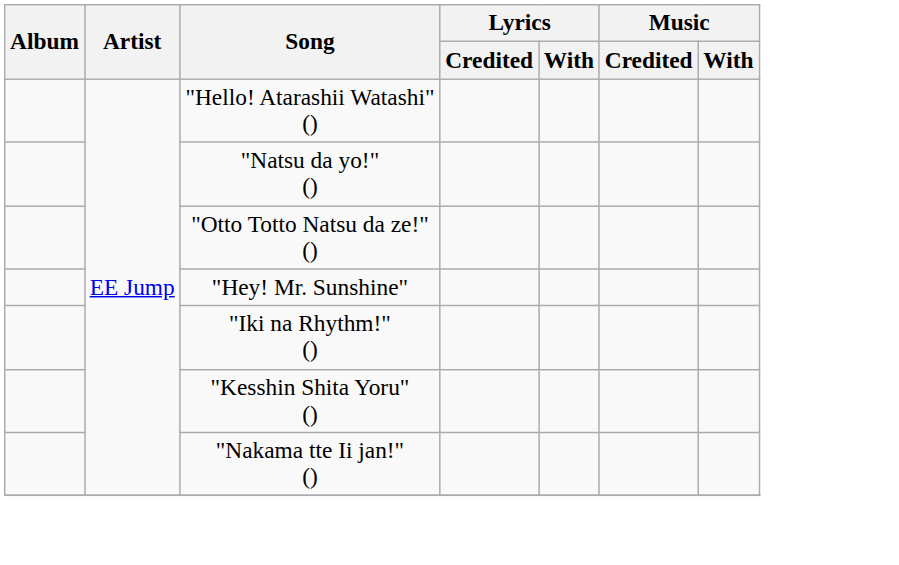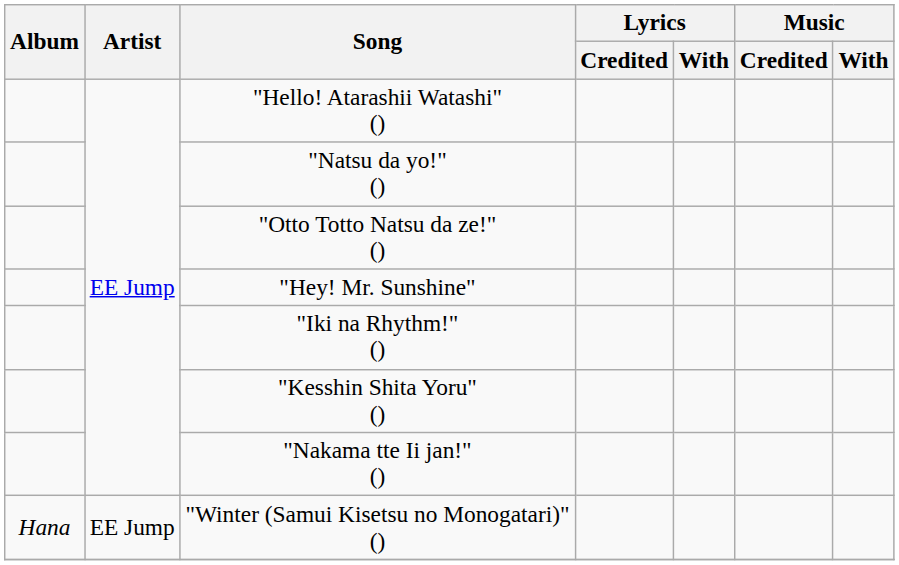+ row: (377, 527)
